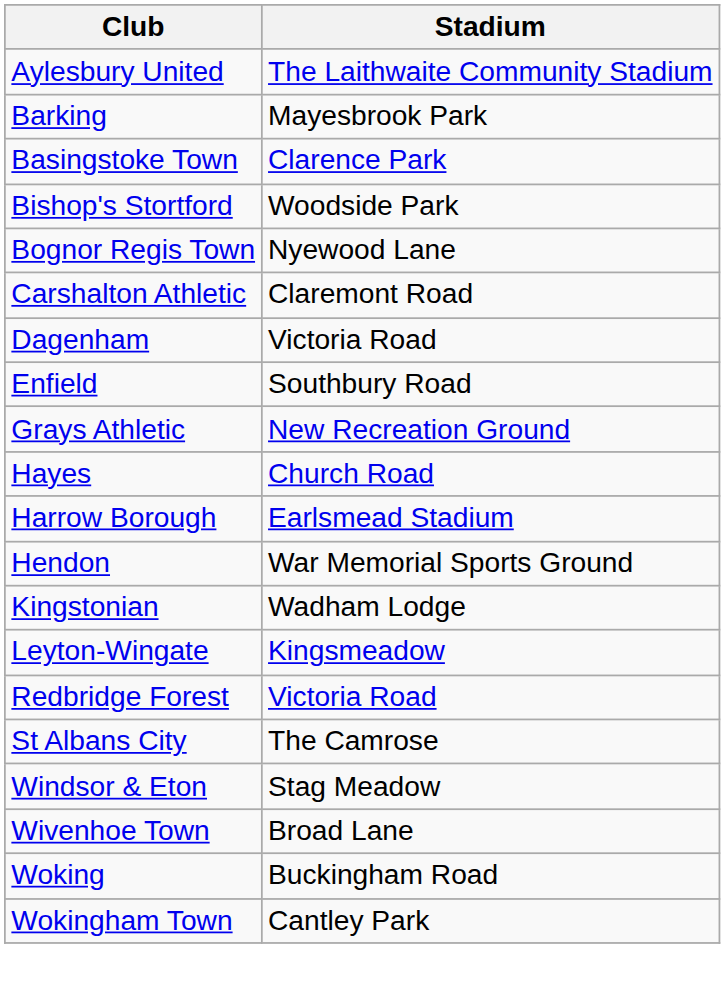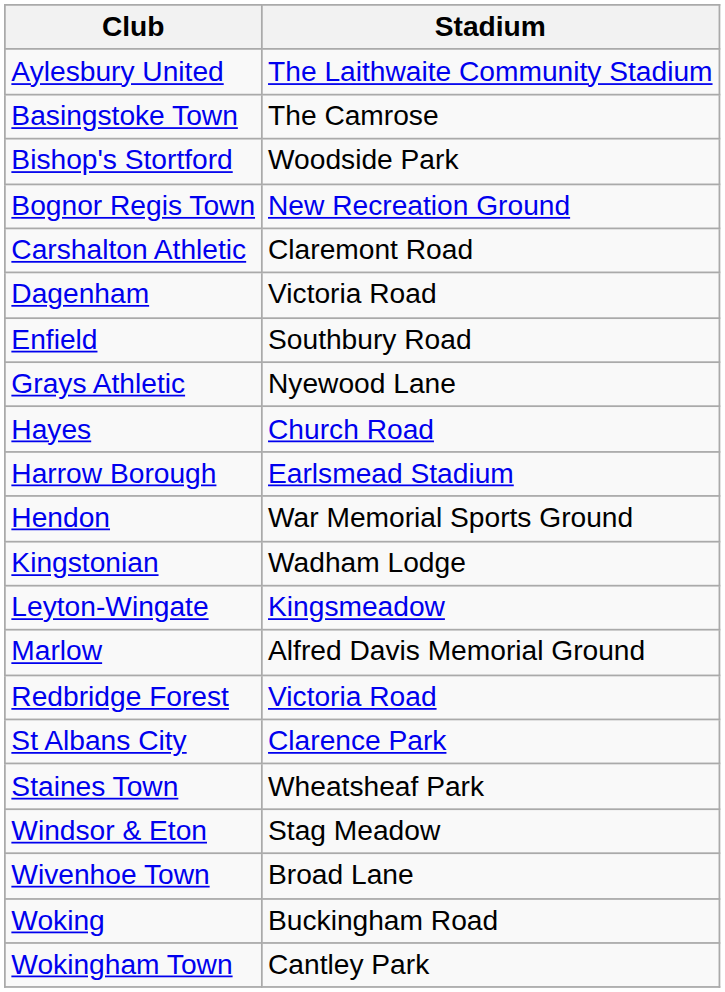- row: (59, 116)
(357, 160) Clarence Park -> (353, 116) The Camrose
(362, 250) Nyewood Lane -> (419, 205) New Recreation Ground
(419, 428) New Recreation Ground -> (362, 384) Nyewood Lane
+ row: (57, 652)
(353, 741) The Camrose -> (357, 741) Clarence Park
+ row: (95, 786)
